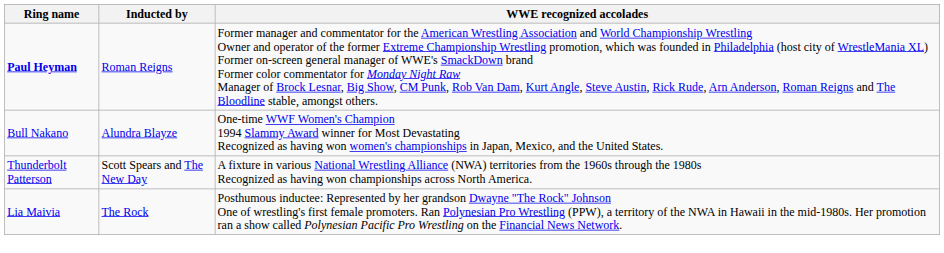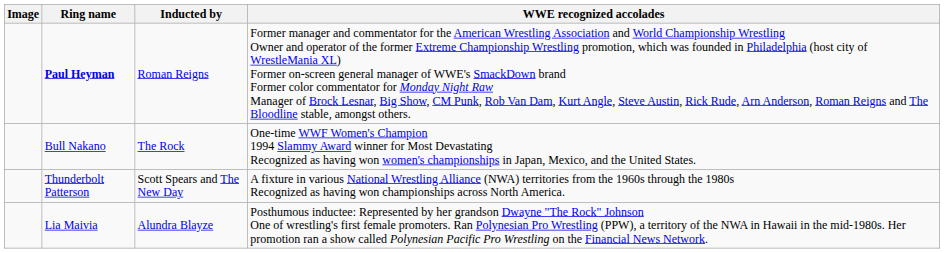+ column: (23, 14)
(139, 133) Alundra Blayze -> (161, 146) The Rock
(125, 211) The Rock -> (175, 225) Alundra Blayze
